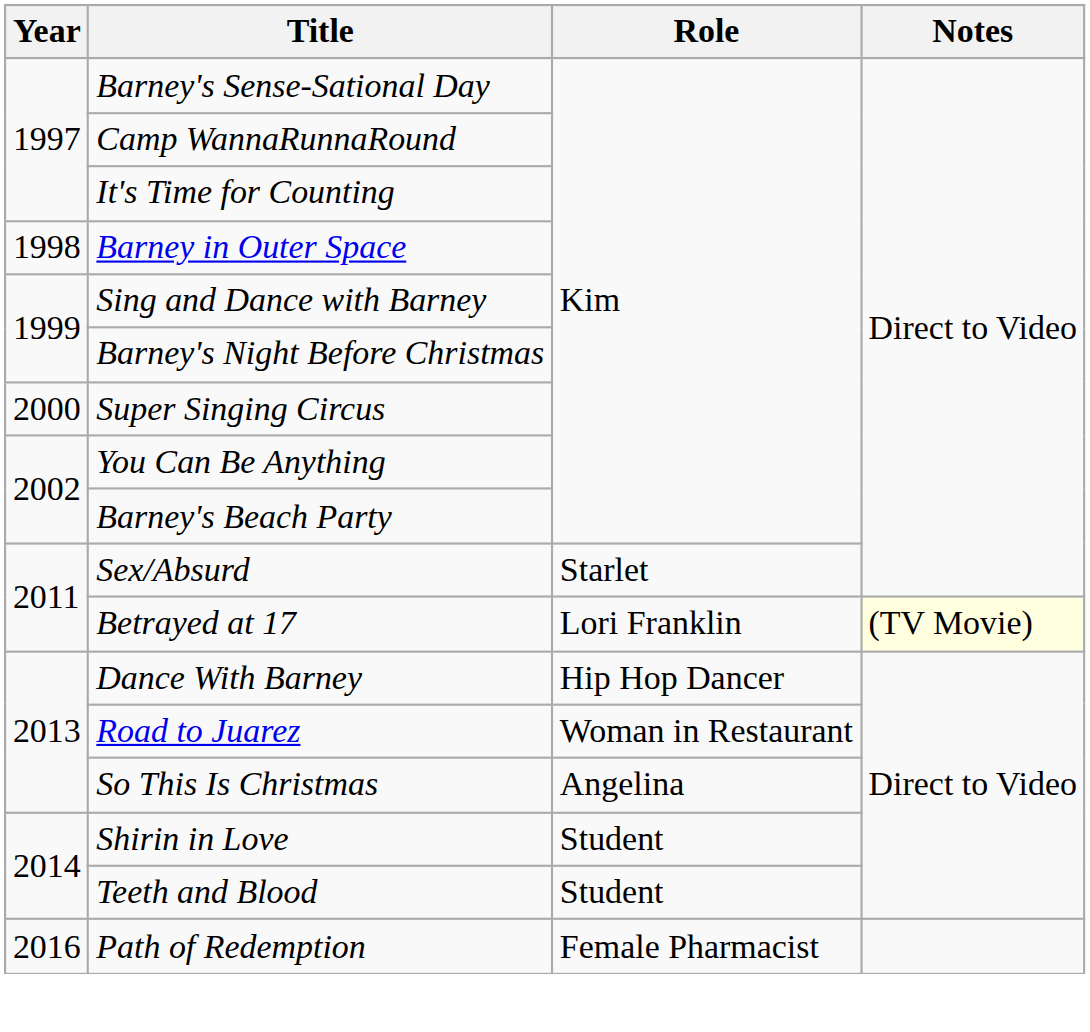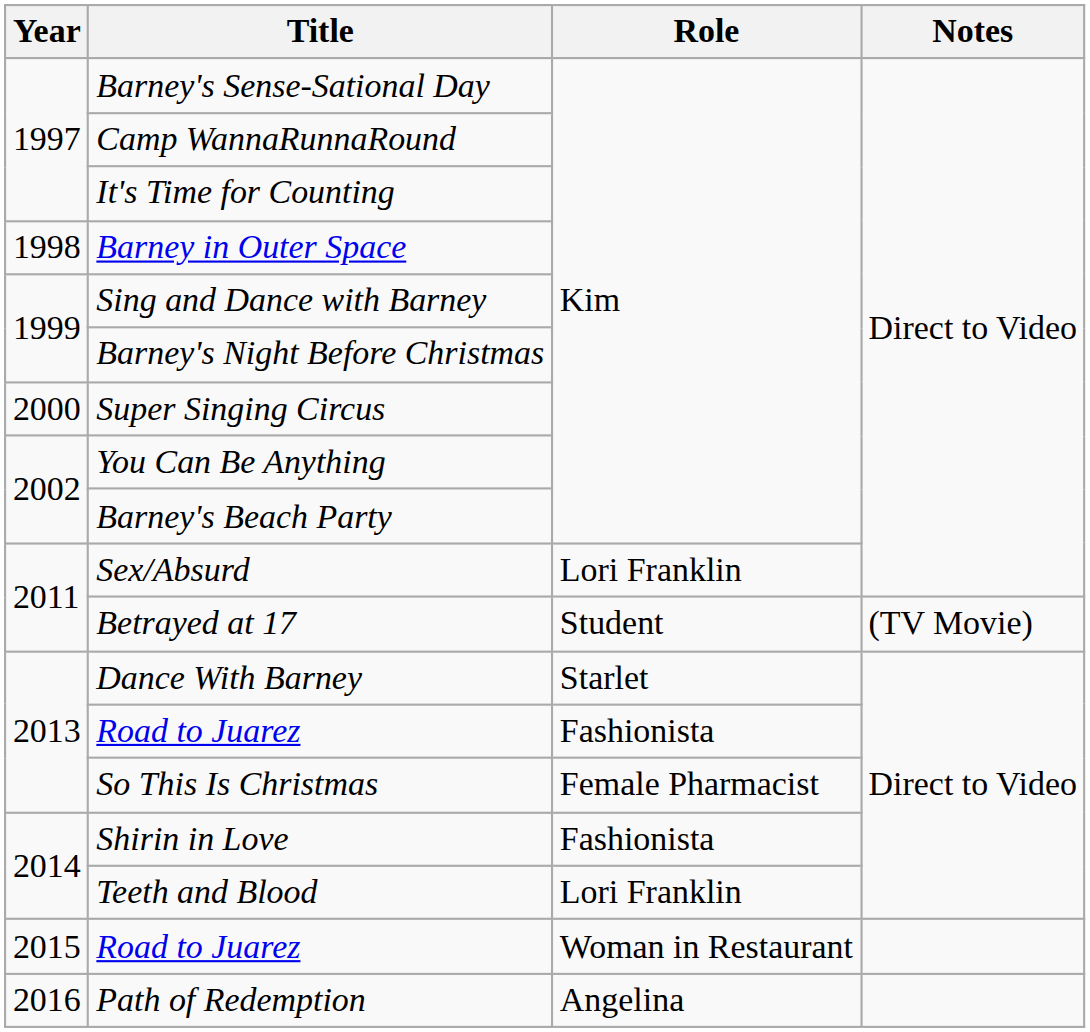(604, 569) Starlet -> (651, 569) Lori Franklin
(651, 623) Lori Franklin -> (612, 623) Student
(951, 623) lightyellow background -> (951, 623) no background
(672, 676) Hip Hop Dancer -> (604, 676) Starlet
(706, 730) Woman in Restaurant -> (637, 730) Fashionista
(622, 784) Angelina -> (689, 784) Female Pharmacist
(612, 838) Student -> (637, 838) Fashionista
(612, 892) Student -> (651, 892) Lori Franklin
+ row: (47, 945)
(689, 945) Female Pharmacist -> (622, 999) Angelina
